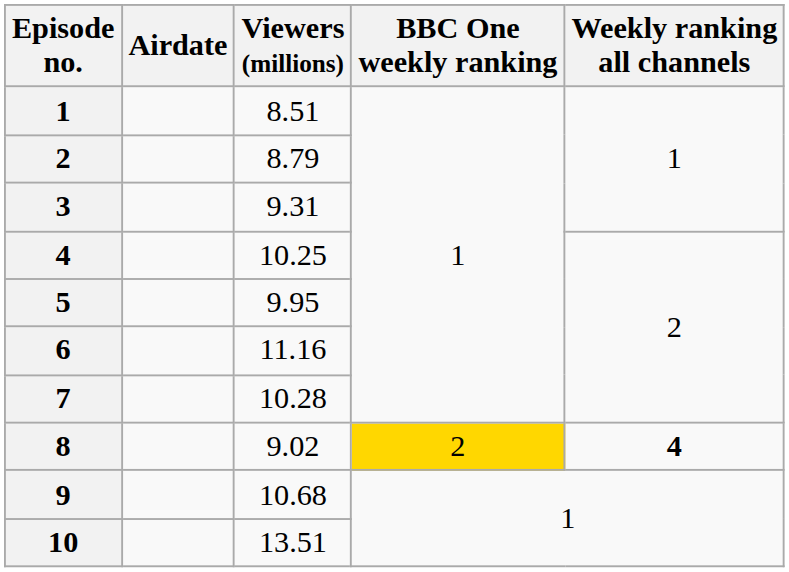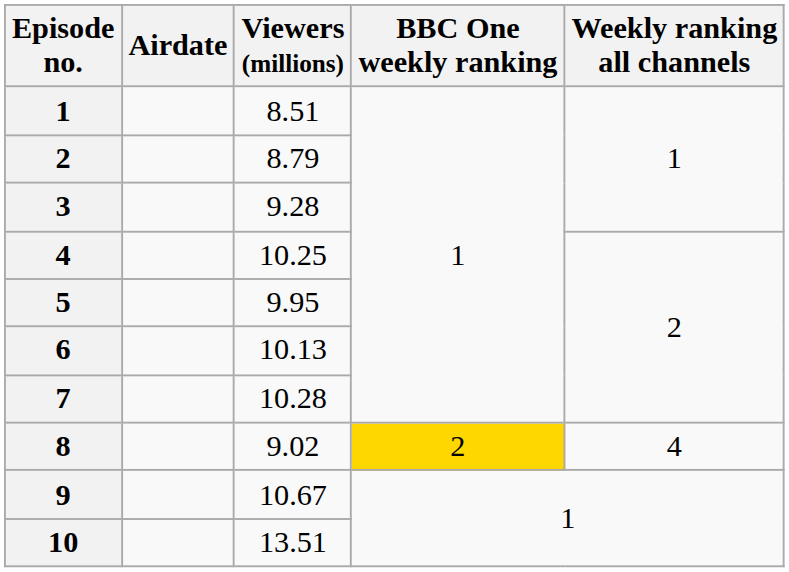(293, 206) 9.31 -> (293, 206) 9.28
(293, 350) 11.16 -> (293, 350) 10.13
(674, 446) bold -> (674, 446) normal
(293, 494) 10.68 -> (293, 494) 10.67
